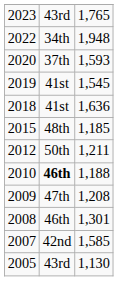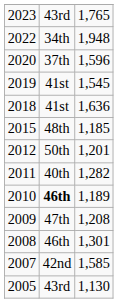(94, 60) 1,593 -> (94, 60) 1,596
(94, 151) 1,211 -> (94, 151) 1,201
+ row: (22, 173)
(94, 173) 1,188 -> (94, 196) 1,189
